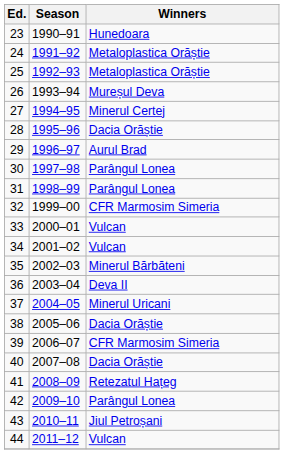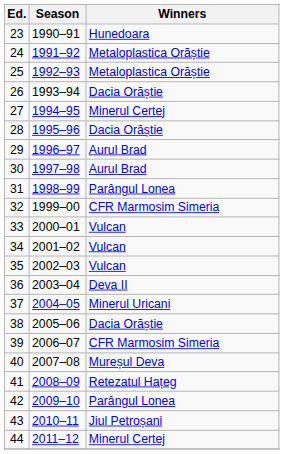(127, 92) Mureșul Deva -> (126, 92) Dacia Orăștie
(132, 169) Parângul Lonea -> (118, 169) Aurul Brad
(137, 266) Minerul Bărbăteni -> (107, 266) Vulcan
(126, 363) Dacia Orăștie -> (127, 363) Mureșul Deva
(107, 440) Vulcan -> (127, 440) Minerul Certej
